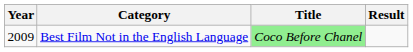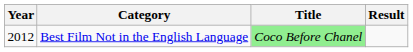(21, 36) 2009 -> (21, 36) 2012
